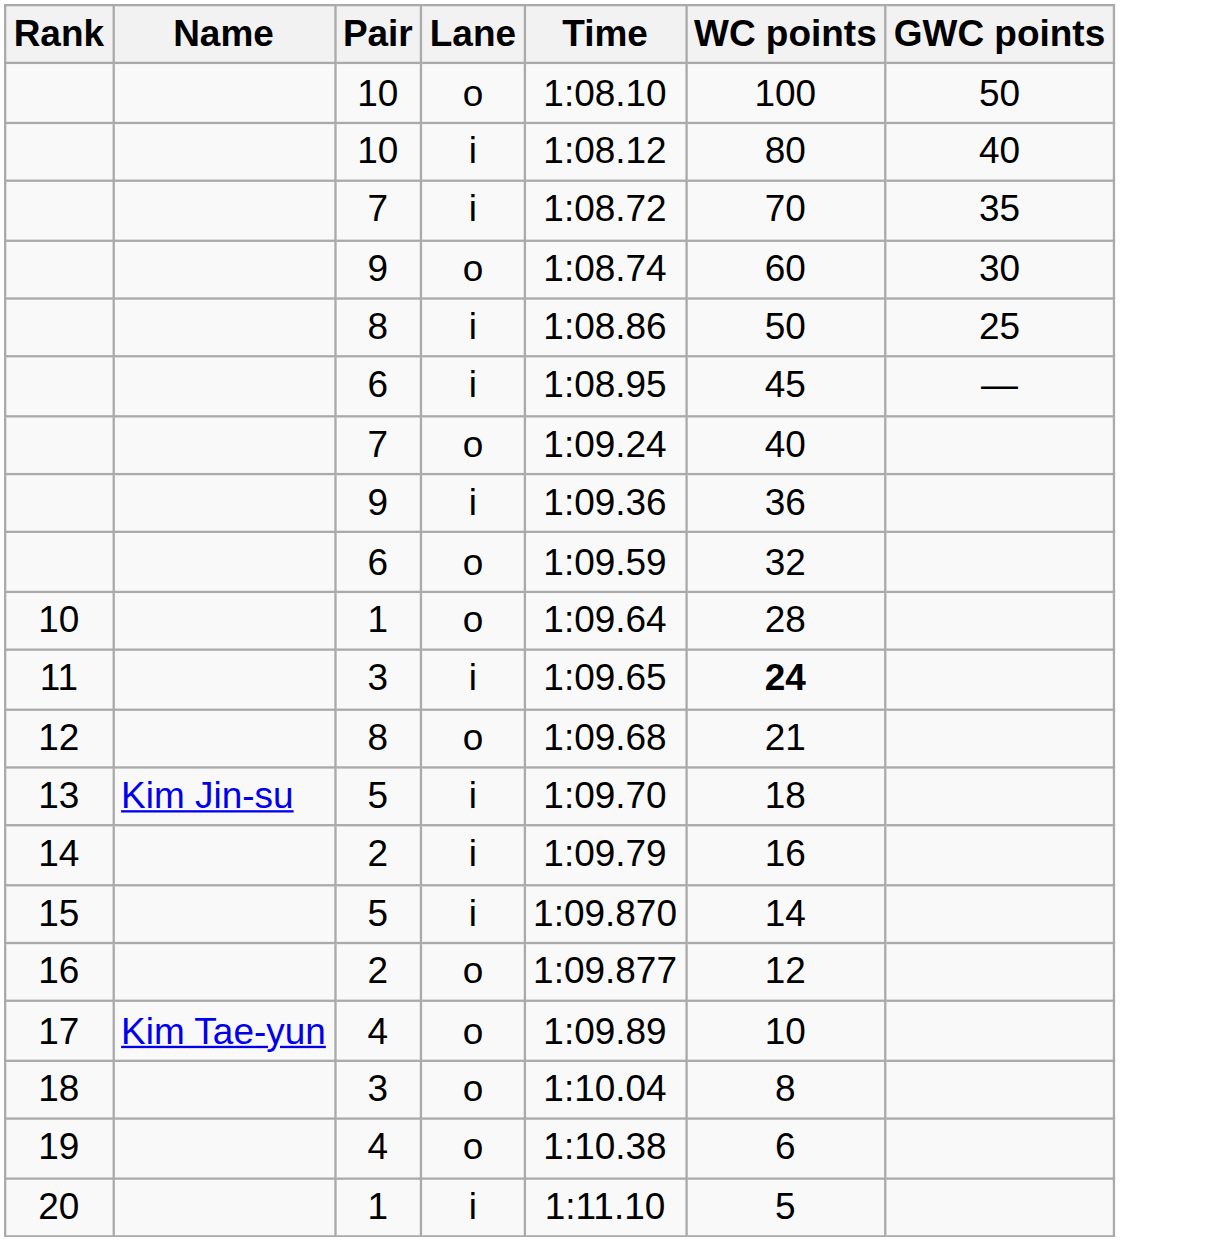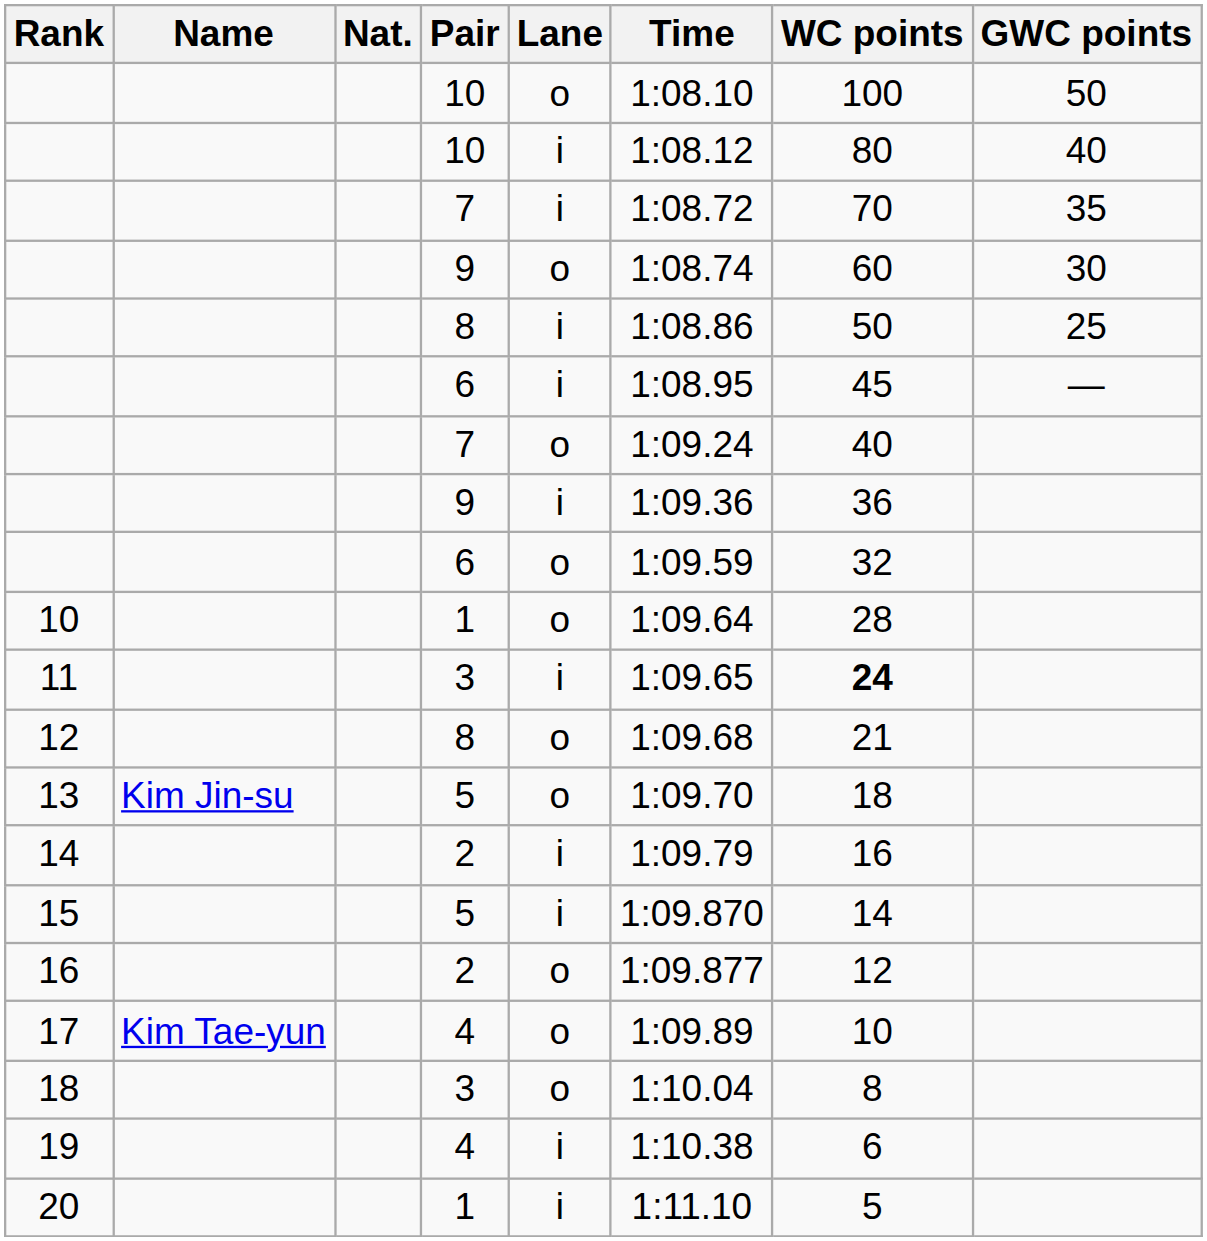+ column: (378, 33)
(473, 795) i -> (560, 795) o
(473, 1147) o -> (560, 1147) i
